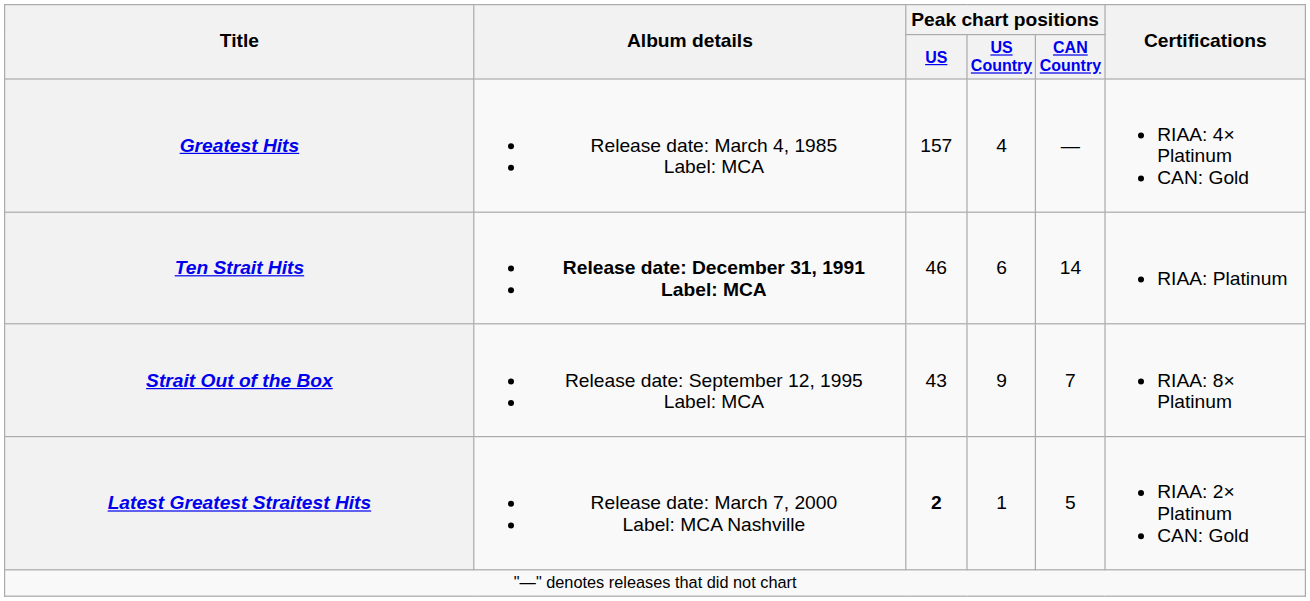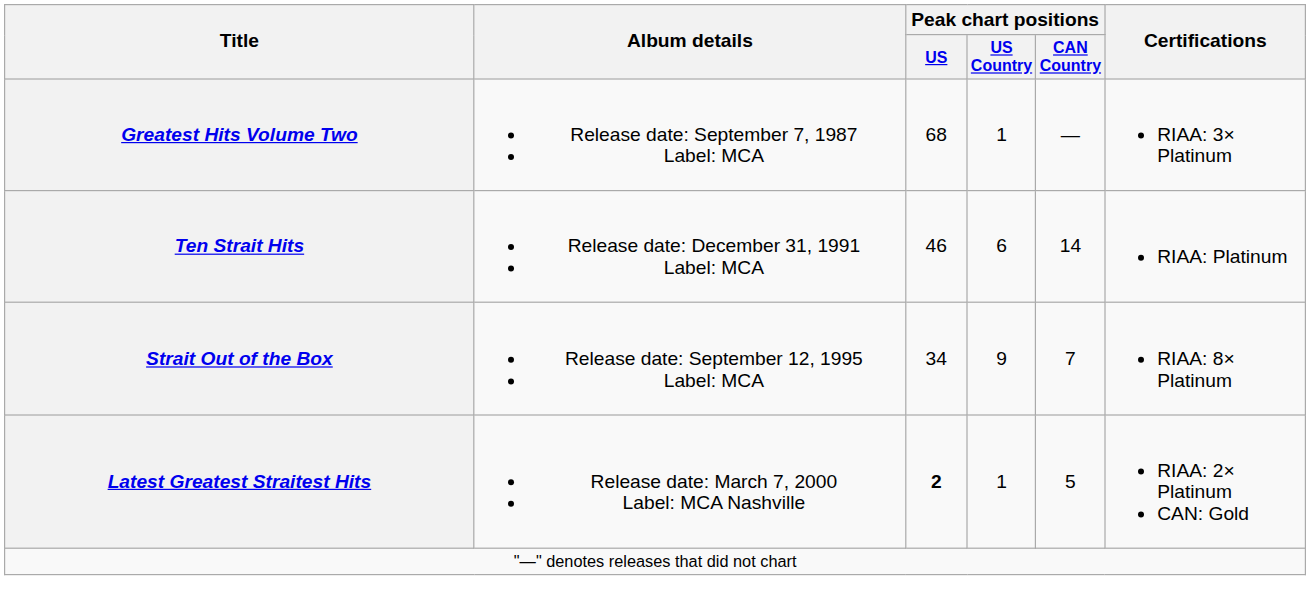- row: (239, 145)
+ row: (239, 134)
(690, 279) bold -> (690, 258) normal
(936, 380) 43 -> (936, 358) 34
